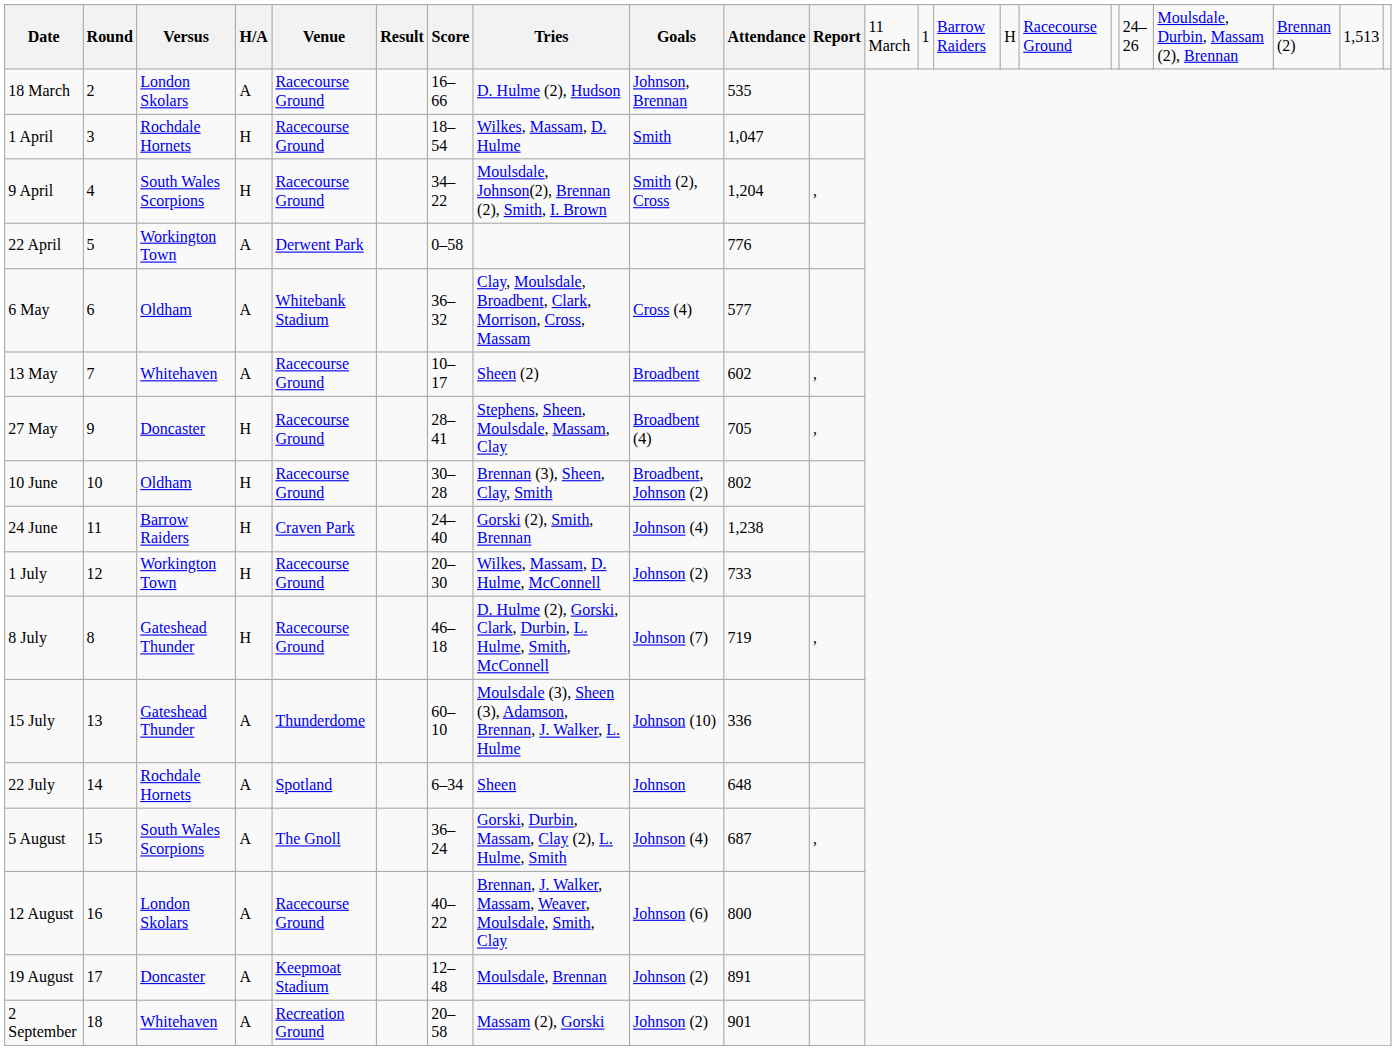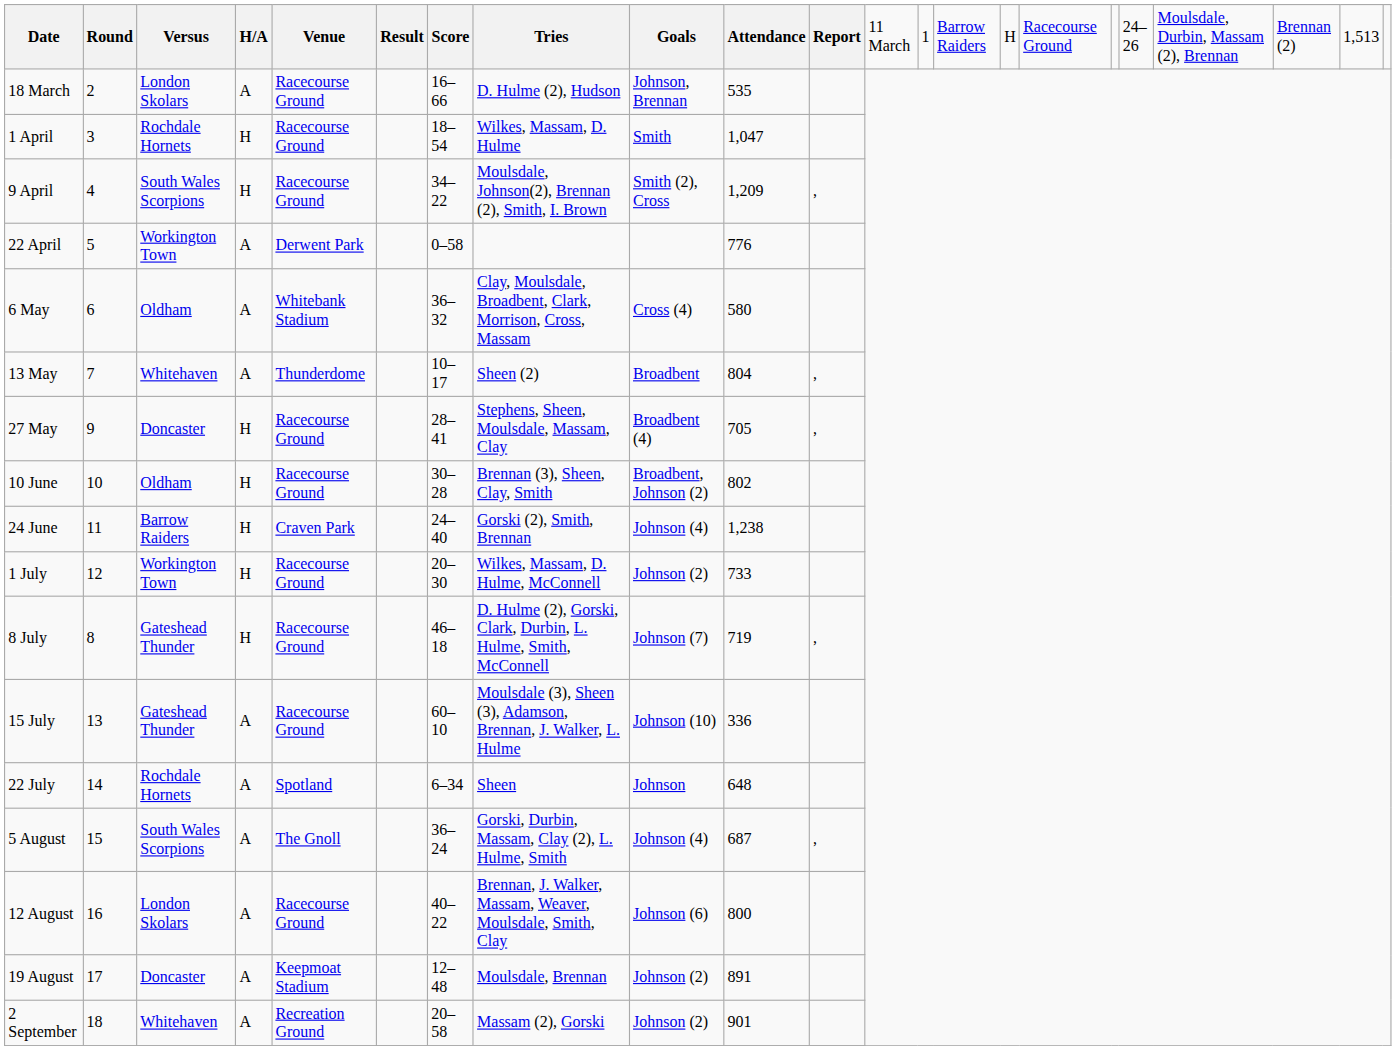(745, 191) 1,204 -> (745, 191) 1,209
(739, 310) 577 -> (739, 310) 580
(312, 374) Racecourse Ground -> (320, 374) Thunderdome
(739, 374) 602 -> (739, 374) 804
(320, 721) Thunderdome -> (312, 721) Racecourse Ground
